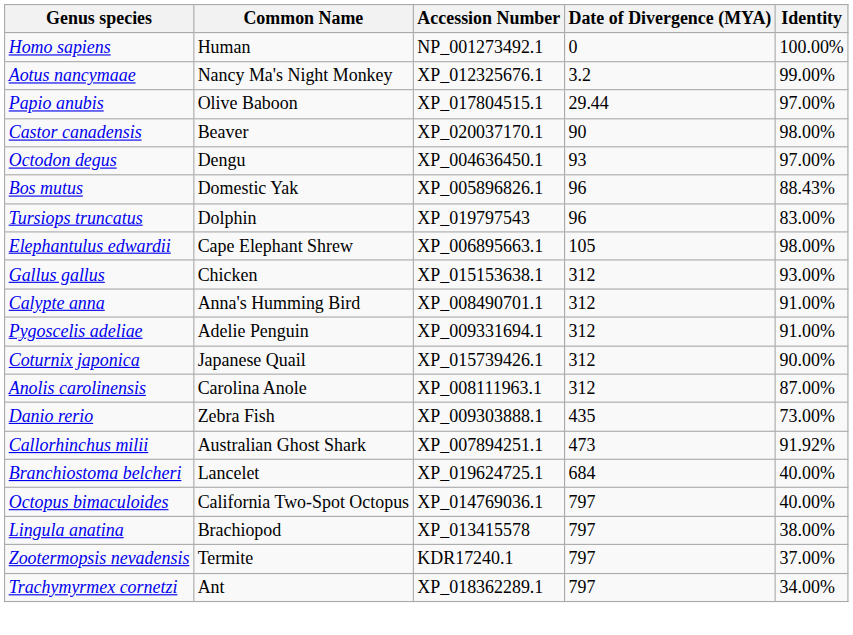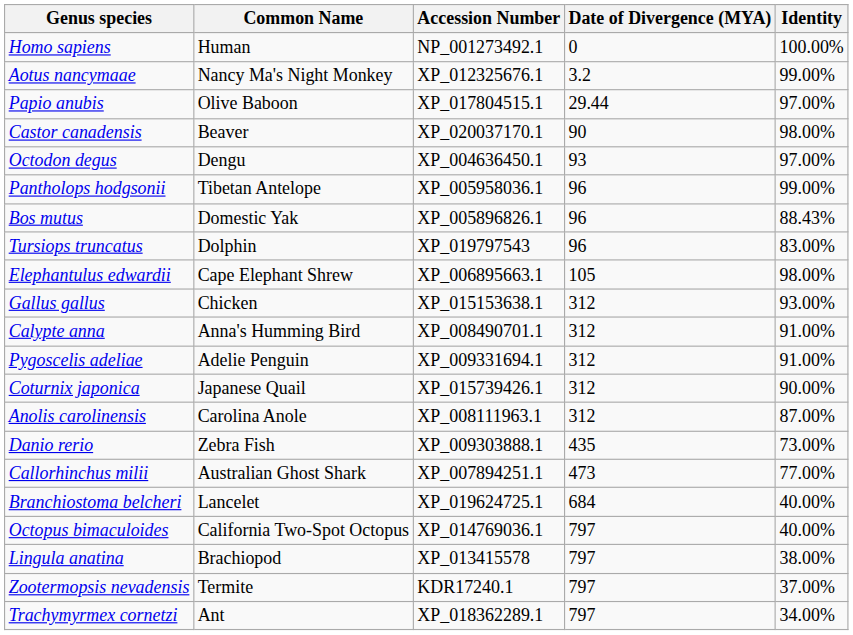+ row: (87, 189)
(807, 445) 91.92% -> (807, 473) 77.00%
